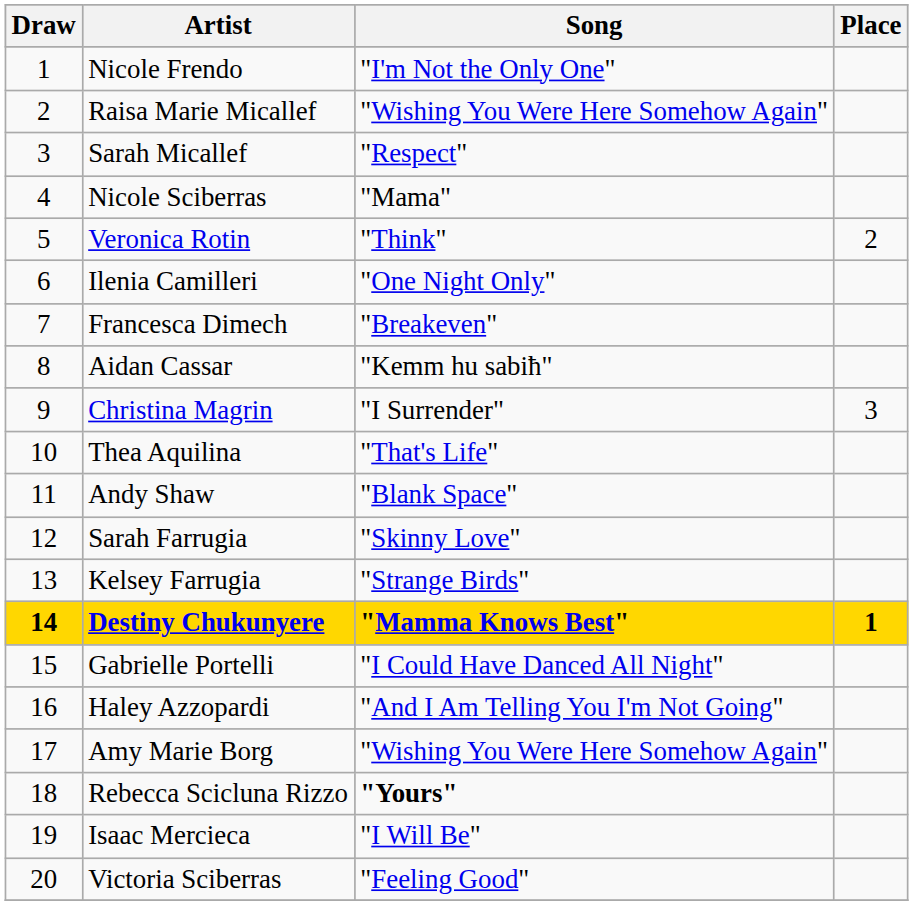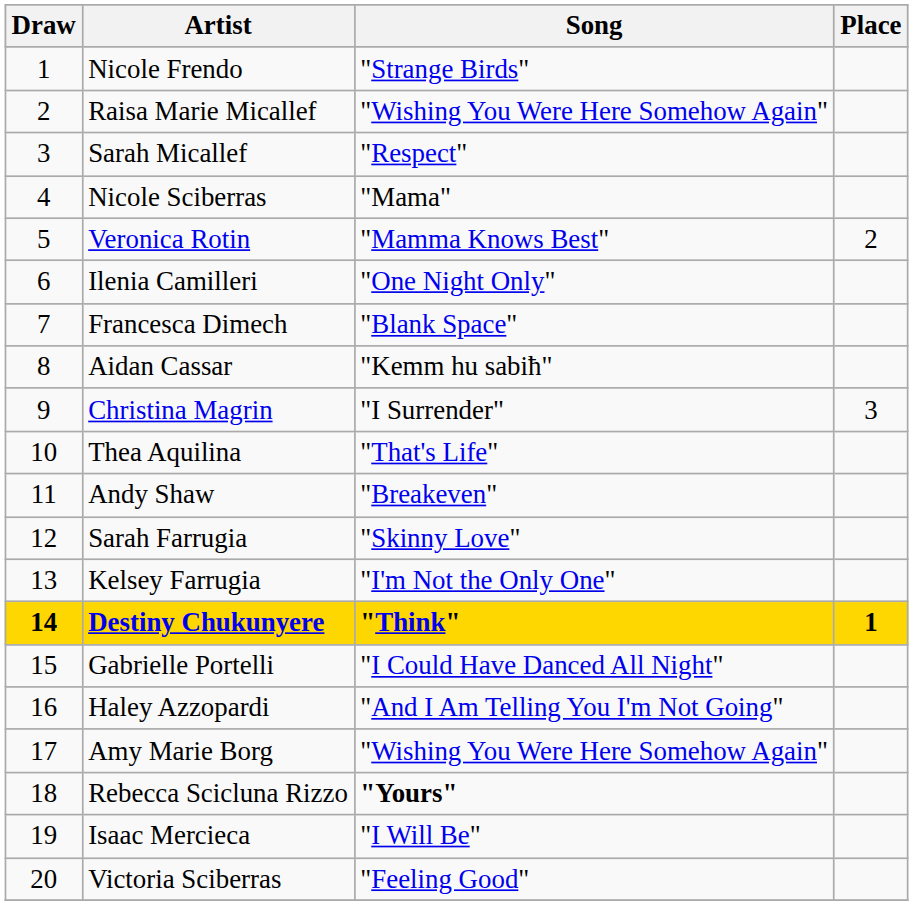(488, 68) "I'm Not the Only One" -> (445, 68) "Strange Birds"
(403, 238) "Think" -> (485, 238) "Mamma Knows Best"
(429, 324) "Breakeven" -> (439, 324) "Blank Space"
(439, 494) "Blank Space" -> (429, 494) "Breakeven"
(445, 580) "Strange Birds" -> (488, 580) "I'm Not the Only One"
(495, 622) "Mamma Knows Best" -> (410, 622) "Think"
